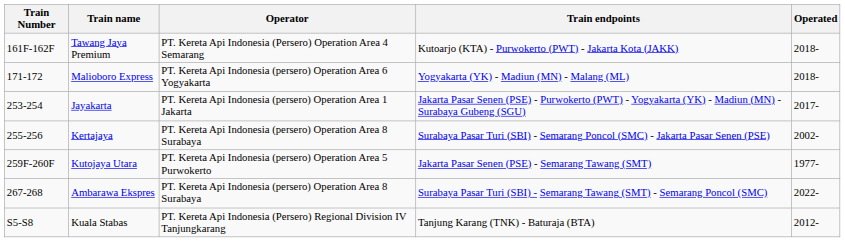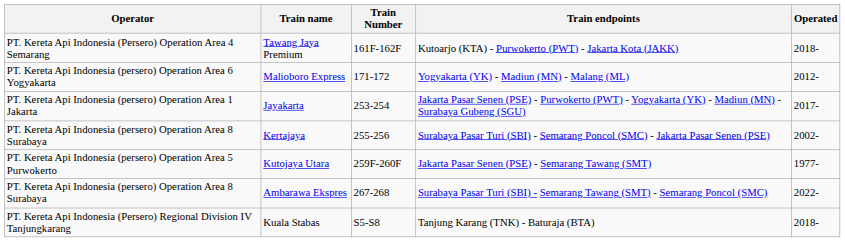columns swapped: (37, 19) <-> (287, 19)
(806, 77) 2018- -> (806, 77) 2012-
(806, 222) 2012- -> (806, 222) 2018-
